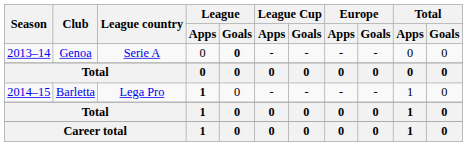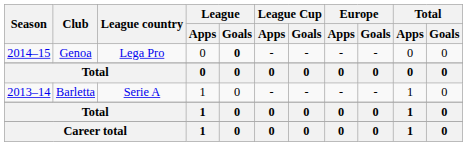(29, 53) 2013–14 -> (29, 53) 2014–15
(142, 53) Serie A -> (142, 53) Lega Pro
(29, 92) 2014–15 -> (29, 92) 2013–14
(142, 92) Lega Pro -> (142, 92) Serie A
(203, 92) bold -> (203, 92) normal
